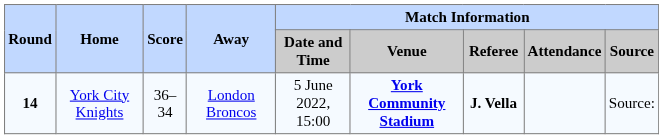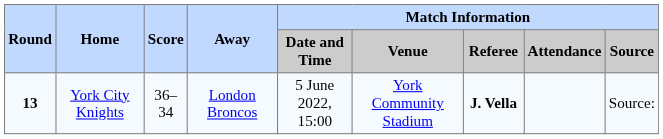(30, 103) 14 -> (30, 103) 13
(407, 103) bold -> (408, 103) normal
